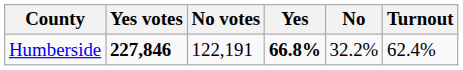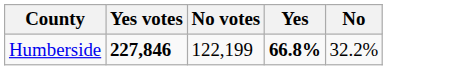- column: (420, 19)
(222, 49) 122,191 -> (222, 49) 122,199
